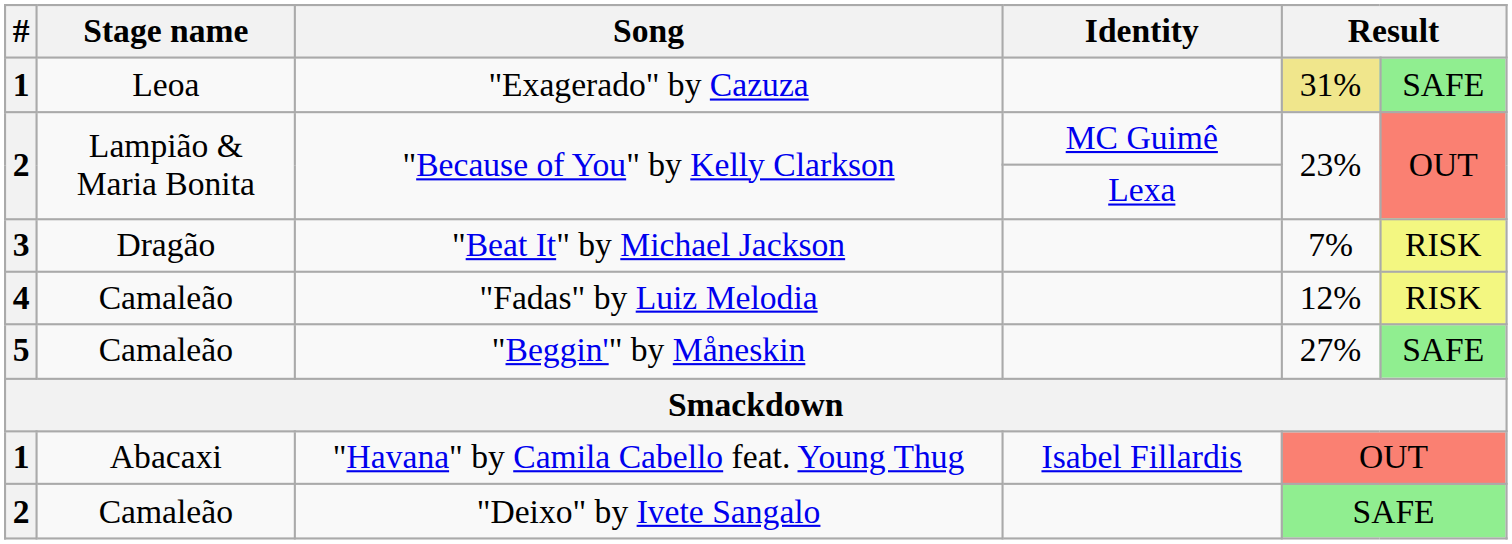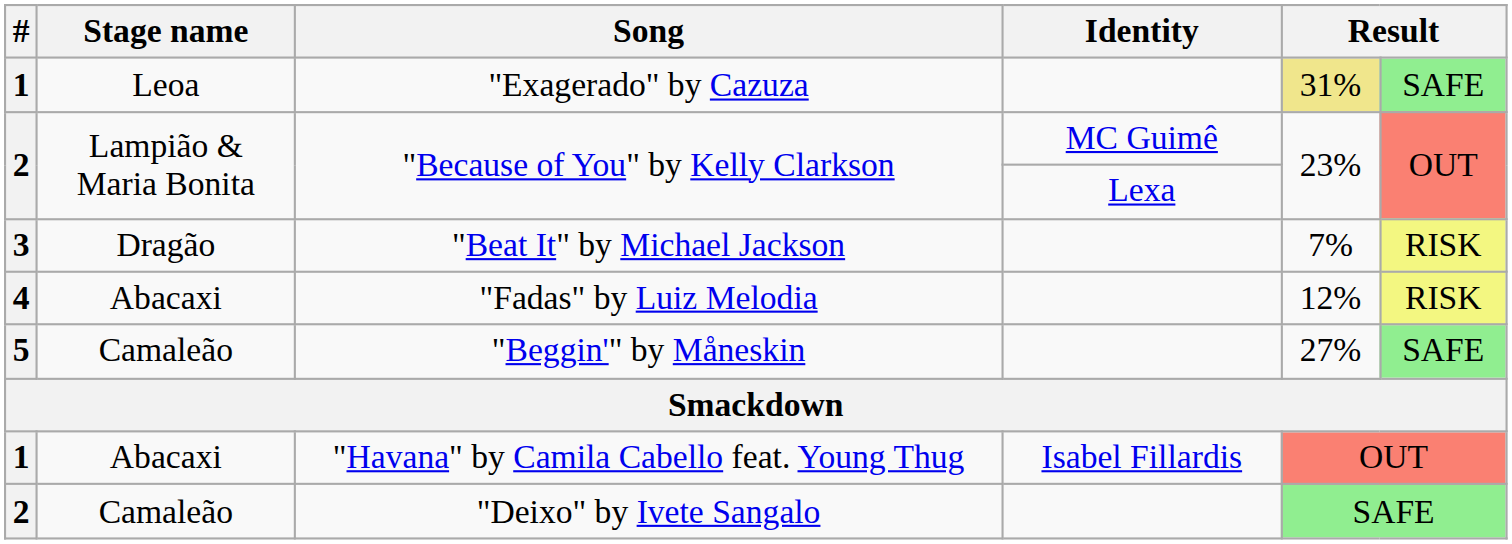(166, 297) Camaleão -> (166, 297) Abacaxi
